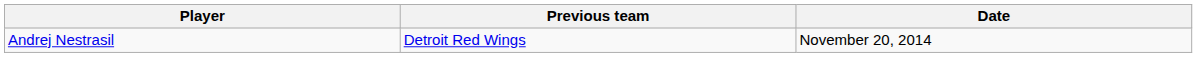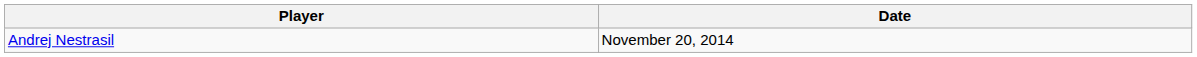- column: (598, 16)
